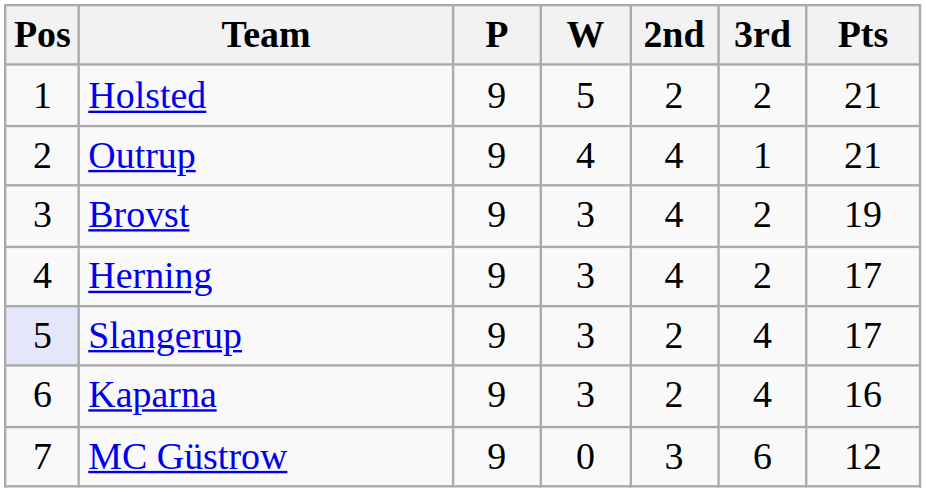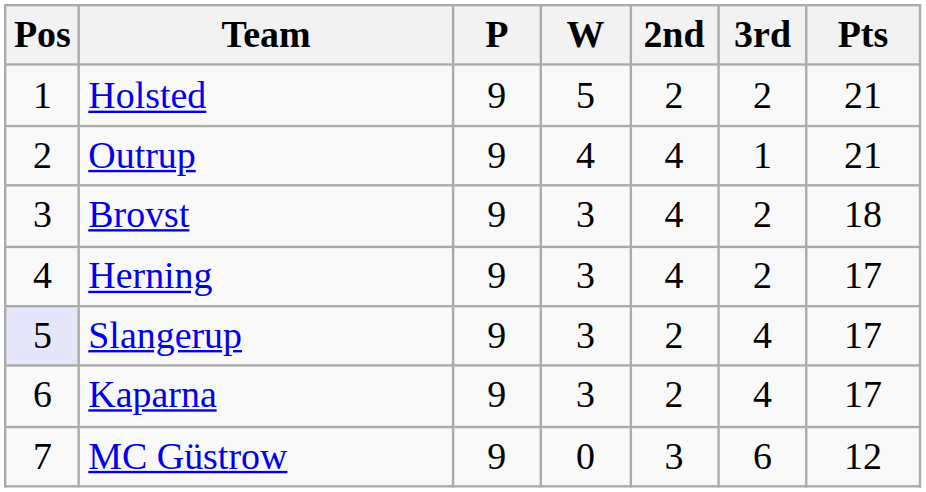(863, 214) 19 -> (863, 214) 18
(863, 395) 16 -> (863, 395) 17
